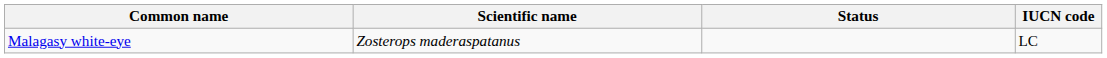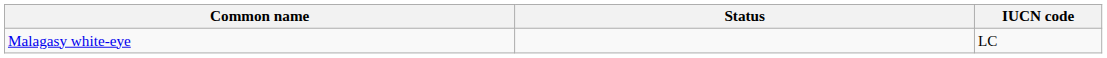- column: (527, 16)
